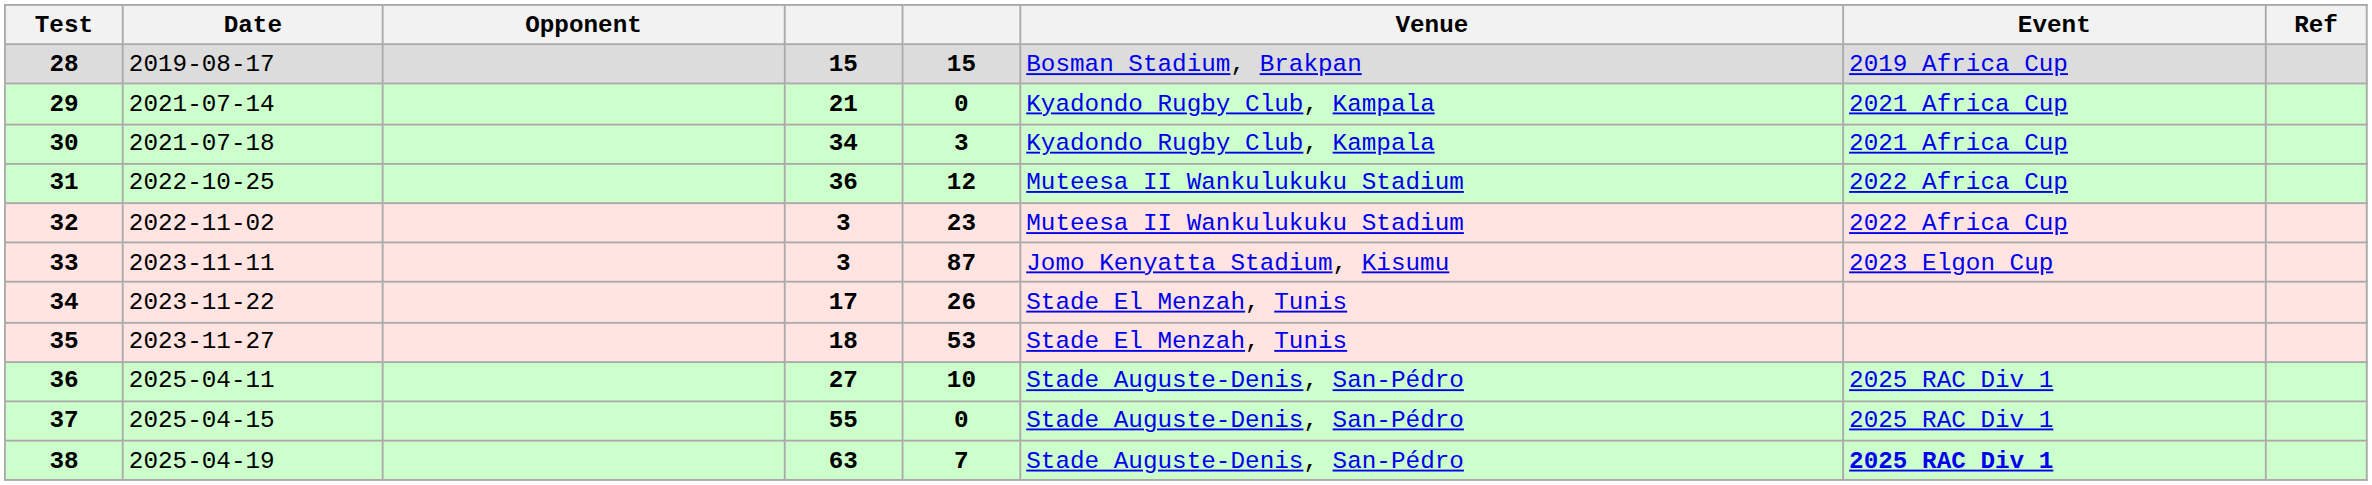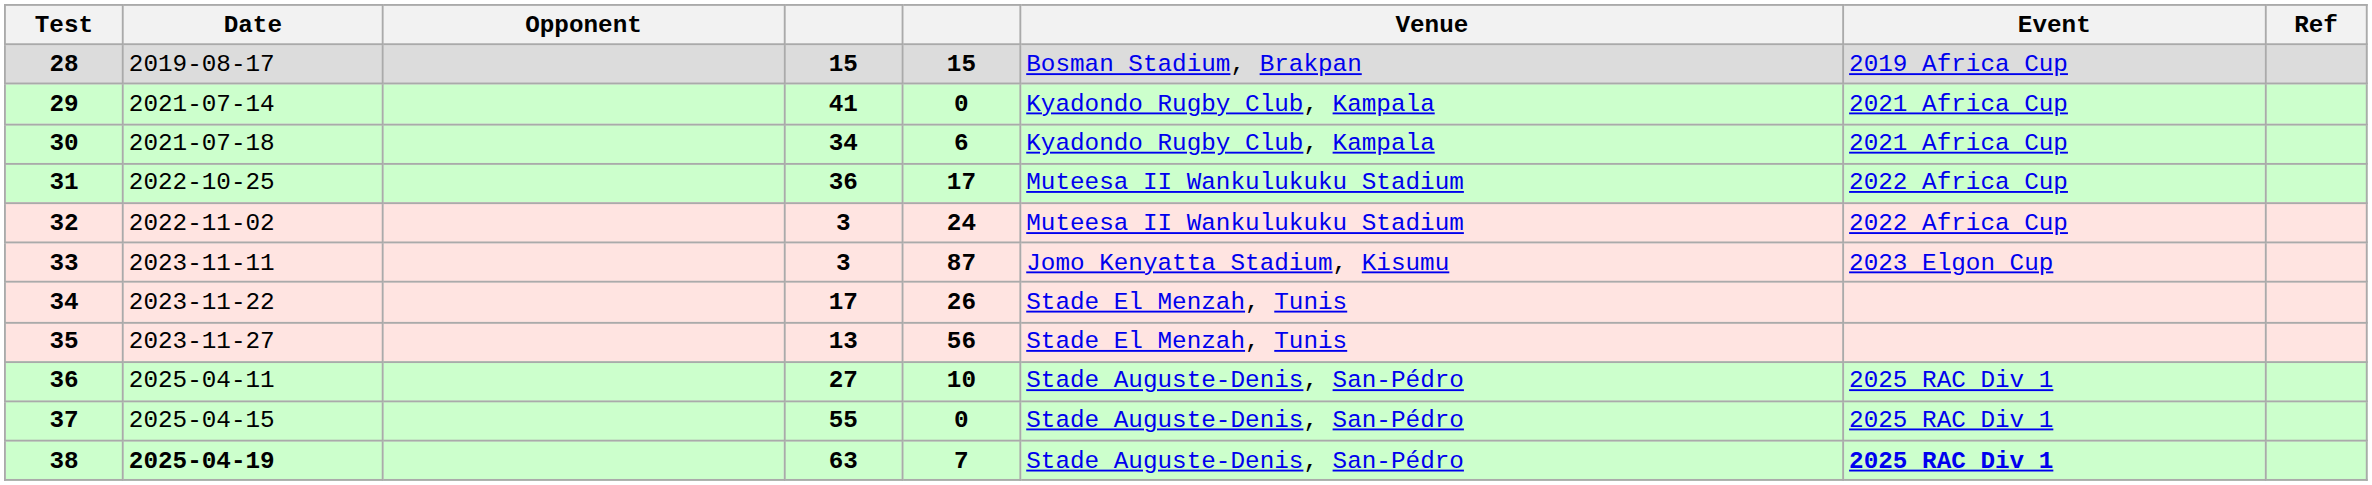(843, 104) 21 -> (843, 104) 41
(961, 144) 3 -> (961, 144) 6
(961, 183) 12 -> (961, 183) 17
(961, 223) 23 -> (961, 223) 24
(843, 342) 18 -> (843, 342) 13
(961, 342) 53 -> (961, 342) 56
(202, 461) normal -> (202, 461) bold
